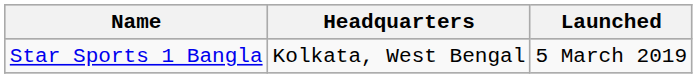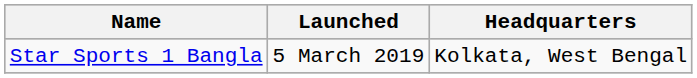columns swapped: (611, 22) <-> (399, 22)
